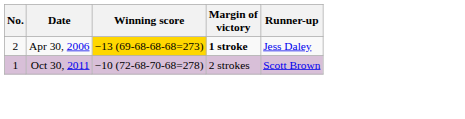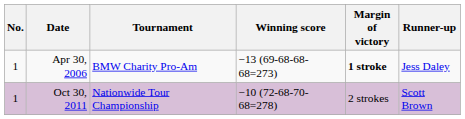+ column: (163, 27)
(15, 46) 2 -> (15, 66) 1
(149, 46) gold background -> (273, 66) no background
